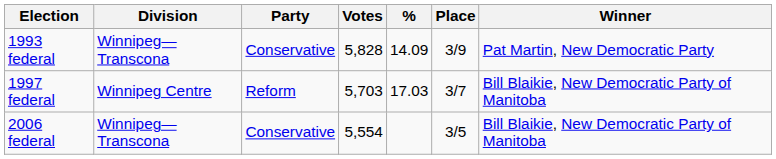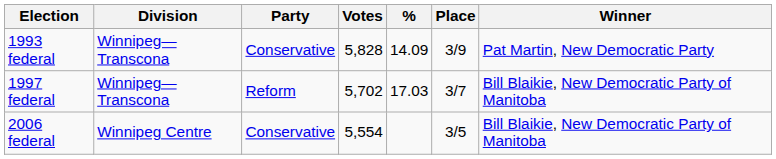(154, 91) Winnipeg Centre -> (137, 91) Winnipeg—Transcona
(364, 91) 5,703 -> (364, 91) 5,702
(137, 132) Winnipeg—Transcona -> (154, 132) Winnipeg Centre
